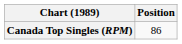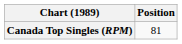(156, 30) 86 -> (156, 30) 81
